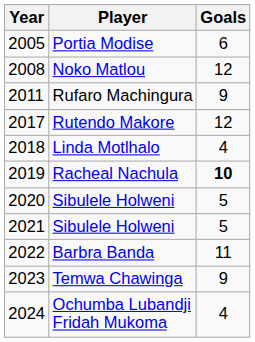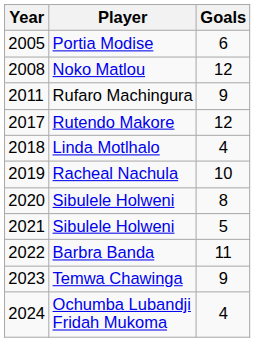(223, 174) bold -> (223, 174) normal
(223, 200) 5 -> (223, 200) 8
